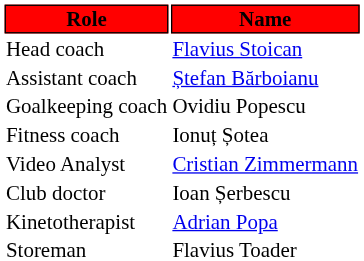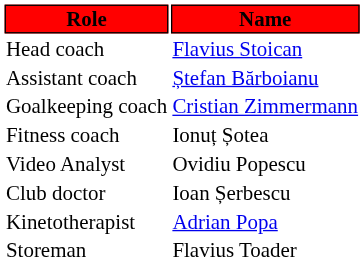(239, 106) Ovidiu Popescu -> (265, 106) Cristian Zimmermann
(265, 164) Cristian Zimmermann -> (239, 164) Ovidiu Popescu
